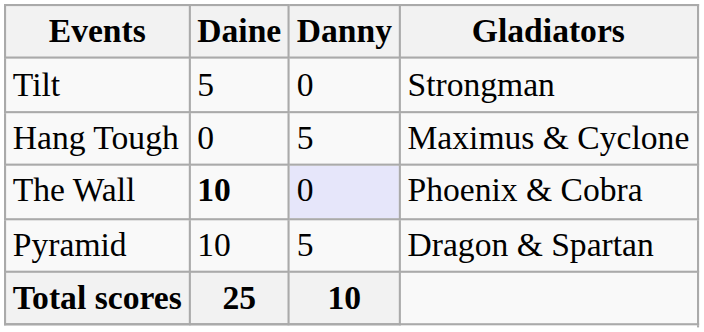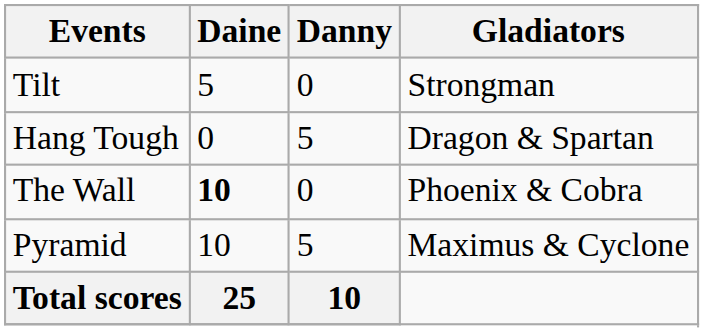(548, 137) Maximus & Cyclone -> (531, 137) Dragon & Spartan
(305, 191) lavender background -> (305, 191) no background
(531, 244) Dragon & Spartan -> (548, 244) Maximus & Cyclone
